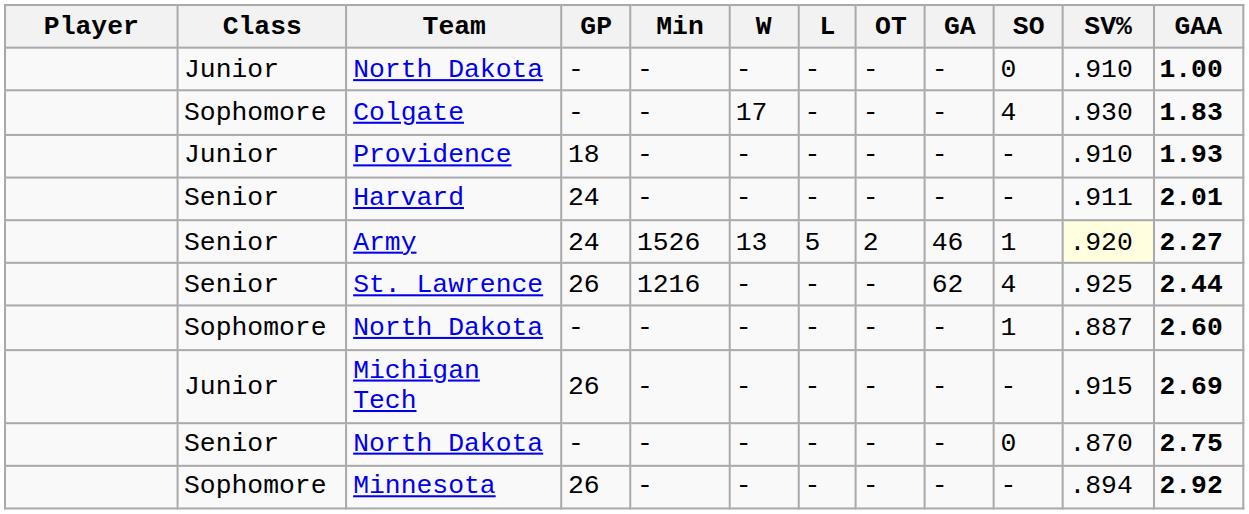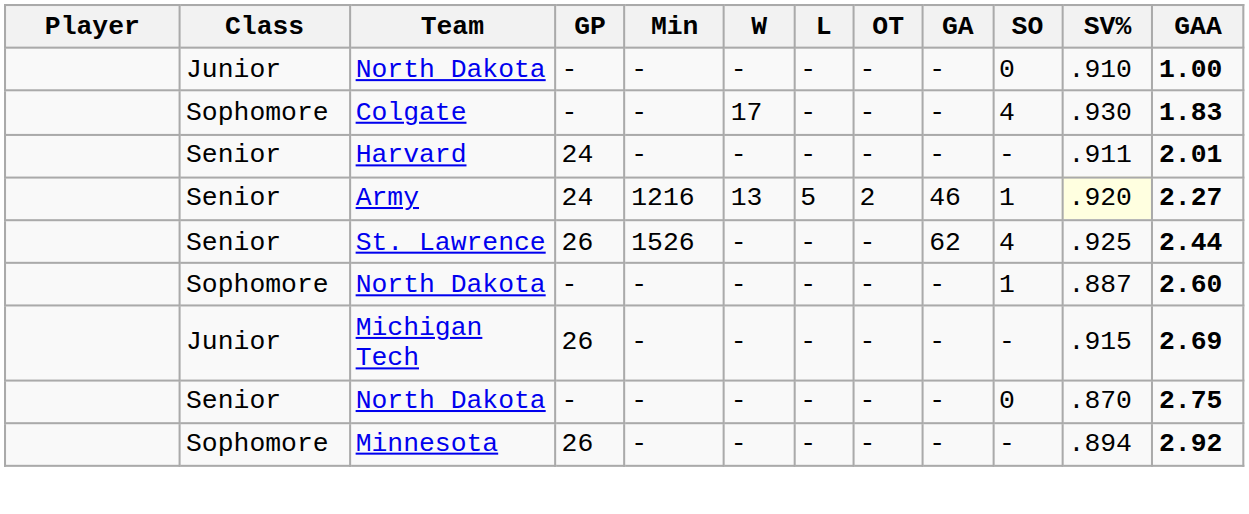- row: (231, 156)
(669, 242) 1526 -> (663, 199) 1216
(669, 285) 1216 -> (663, 242) 1526
